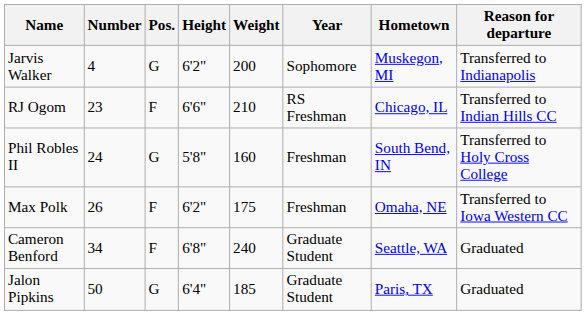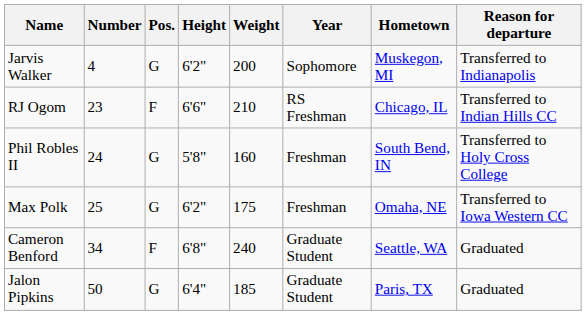(95, 207) 26 -> (95, 207) 25
(153, 207) F -> (154, 207) G
